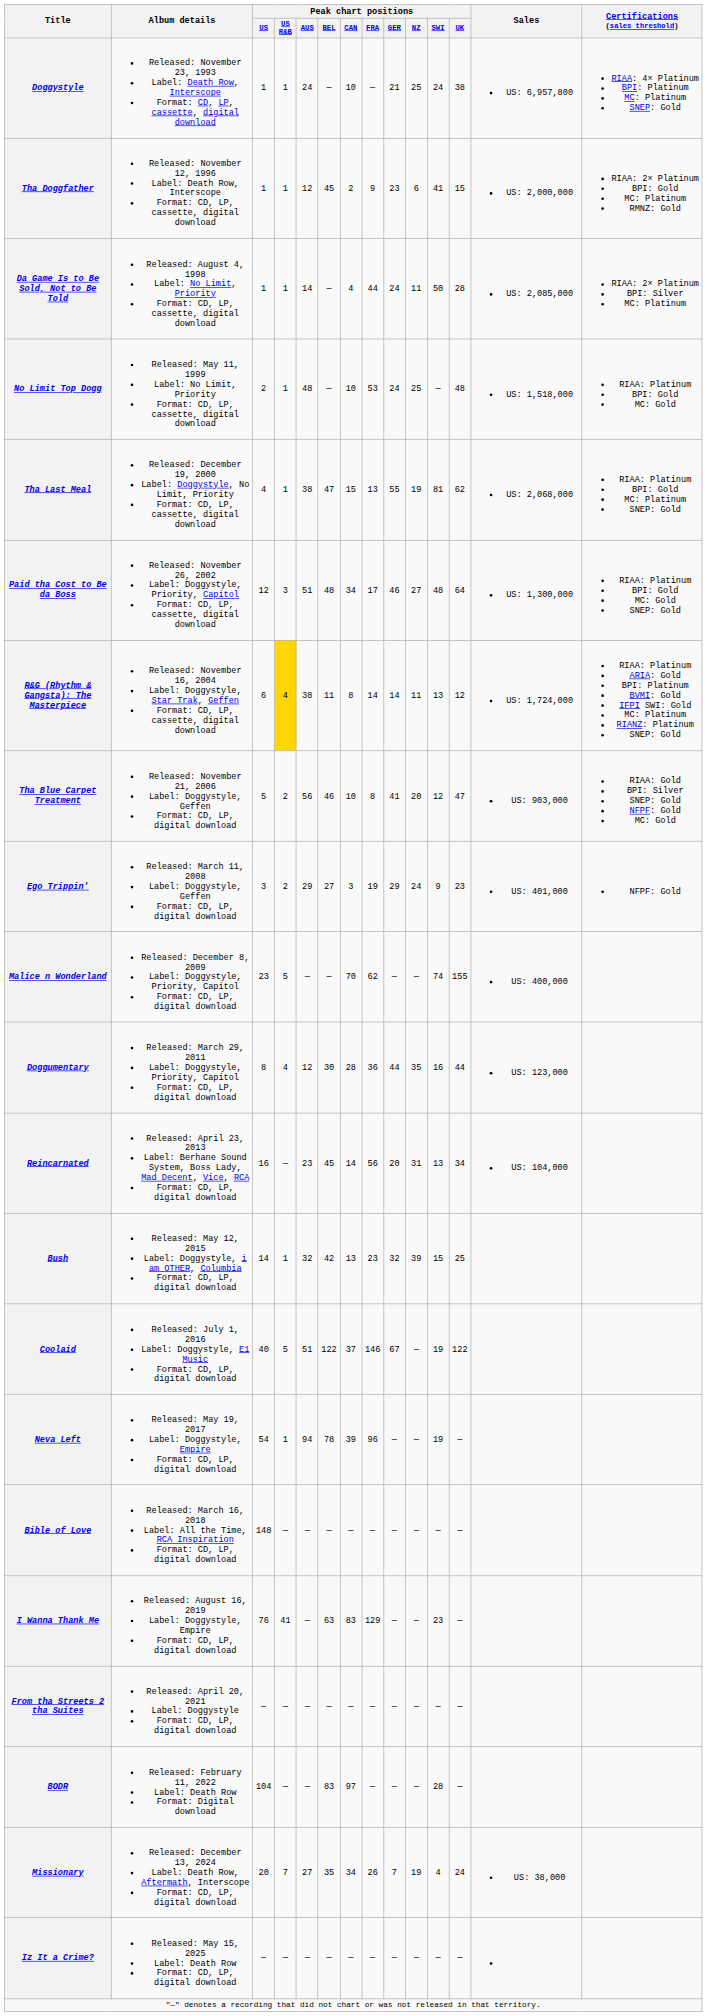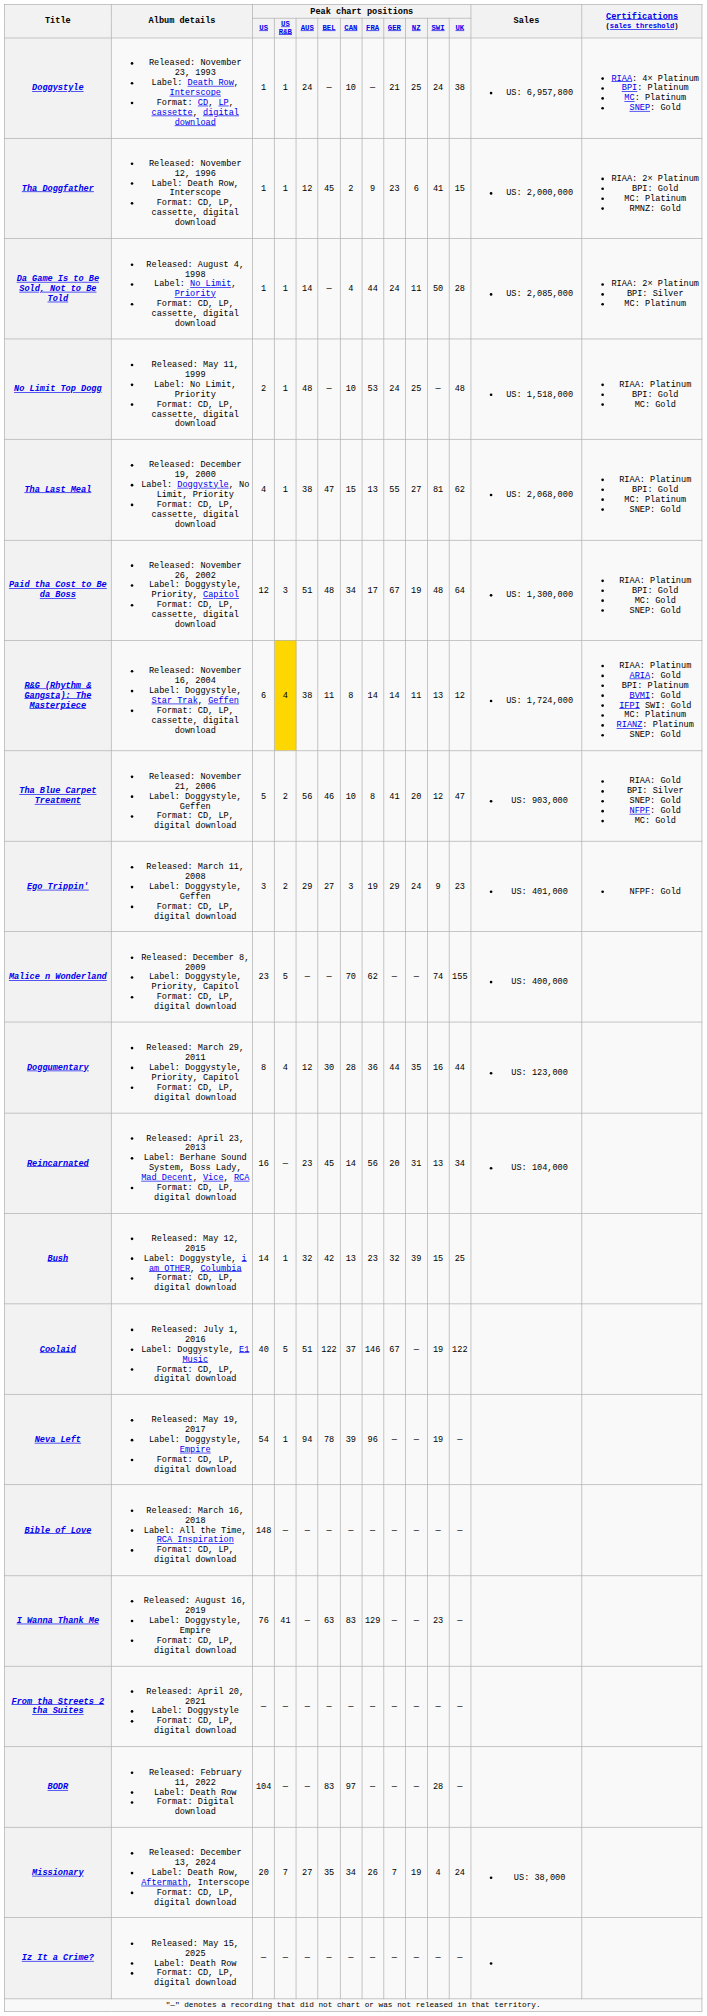(416, 490) 19 -> (416, 490) 27
(394, 590) 46 -> (394, 590) 67
(416, 590) 27 -> (416, 590) 19
